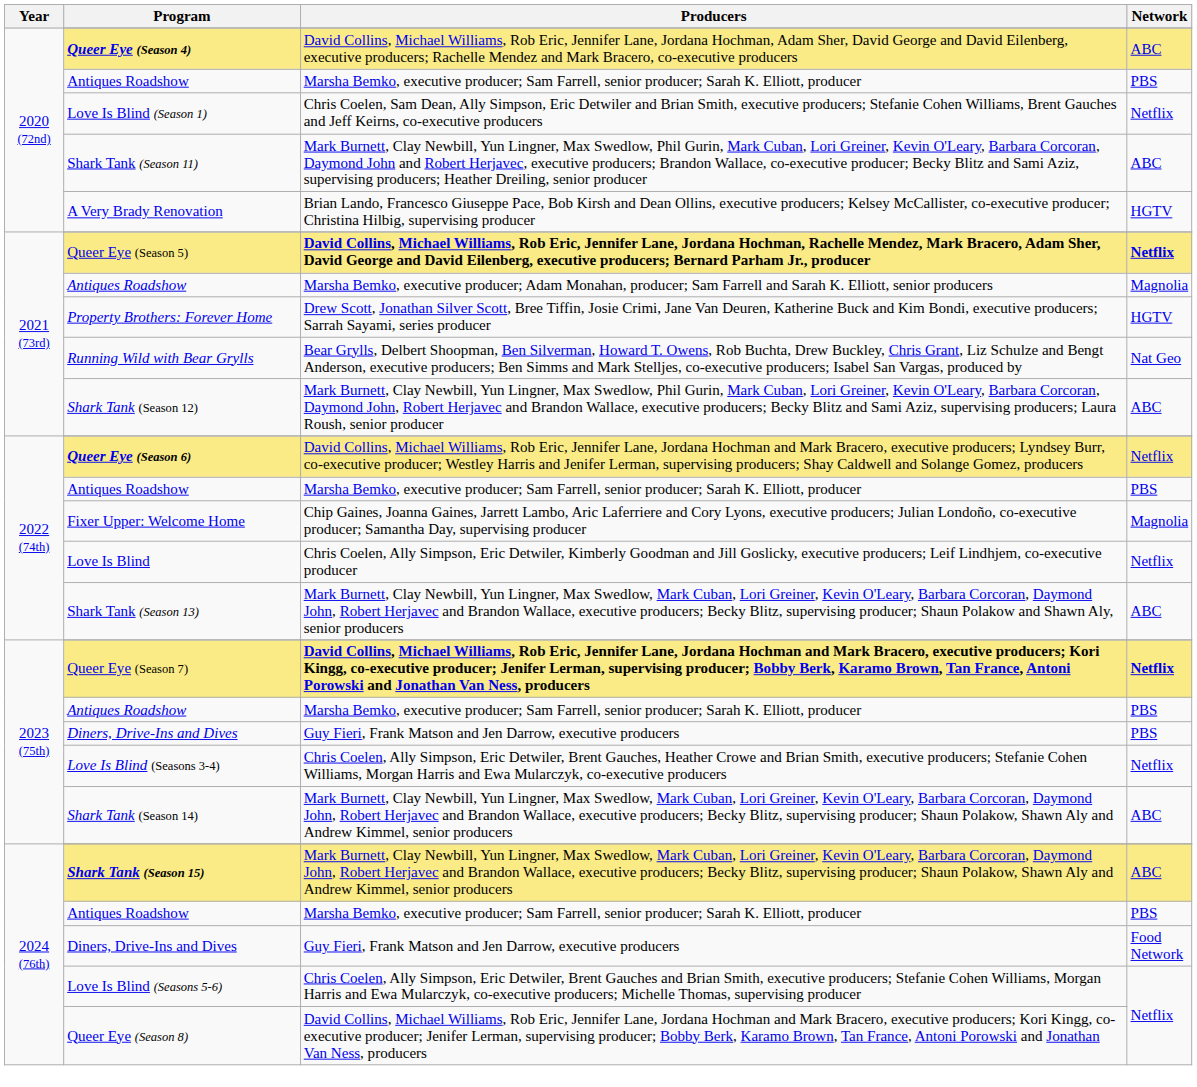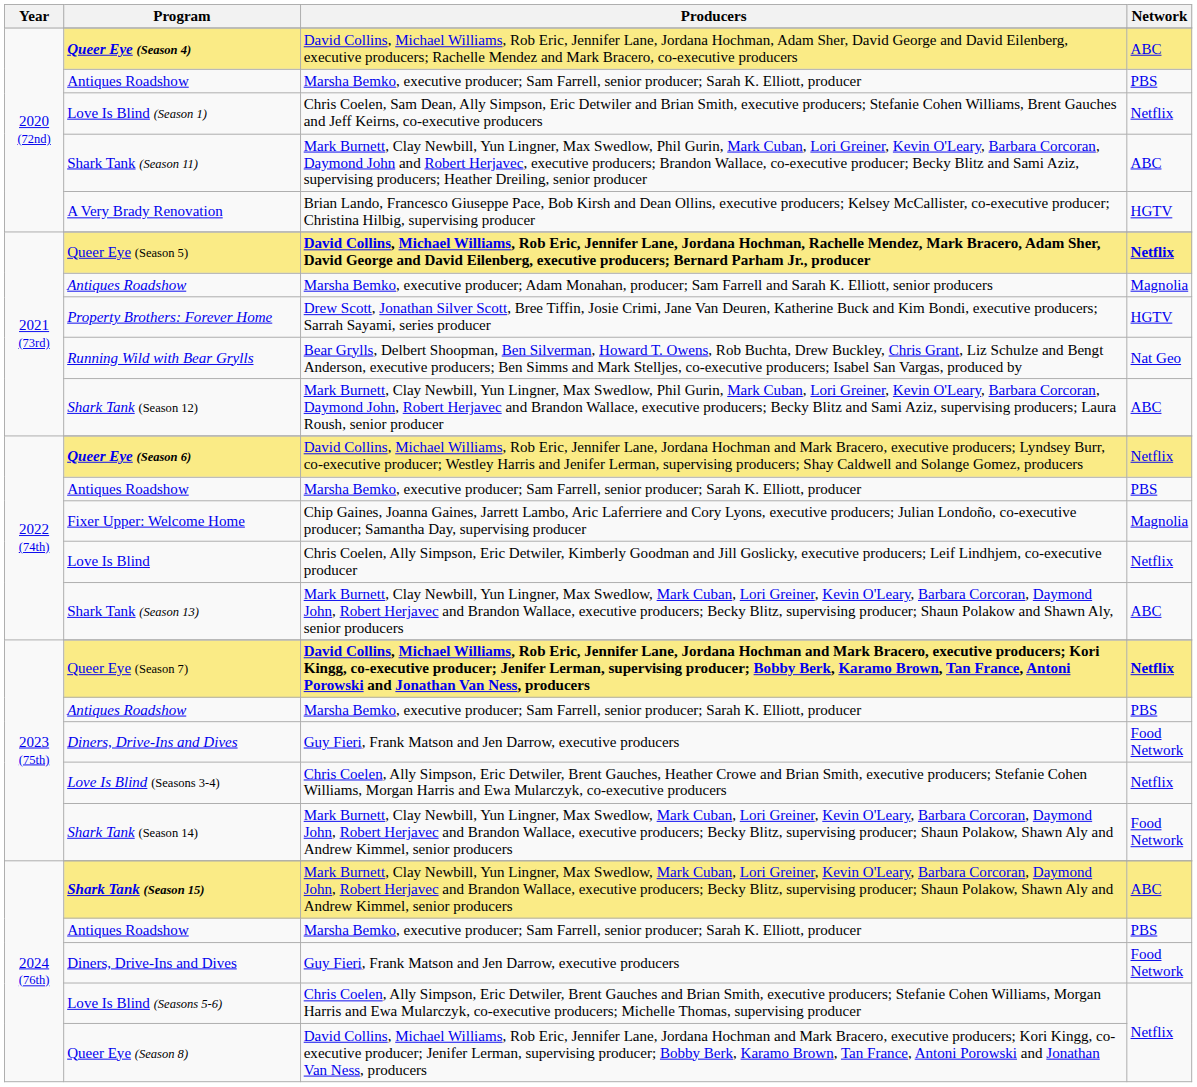(1144, 733) PBS -> (1157, 741) Food Network
(1146, 814) ABC -> (1157, 831) Food Network
